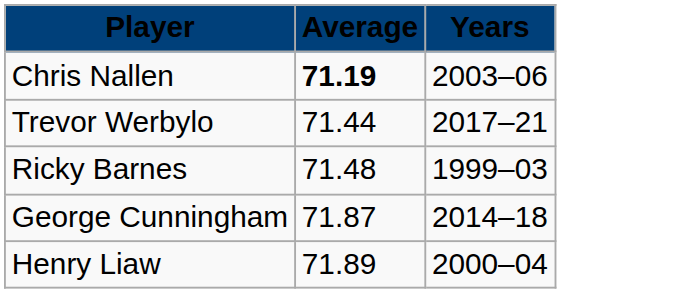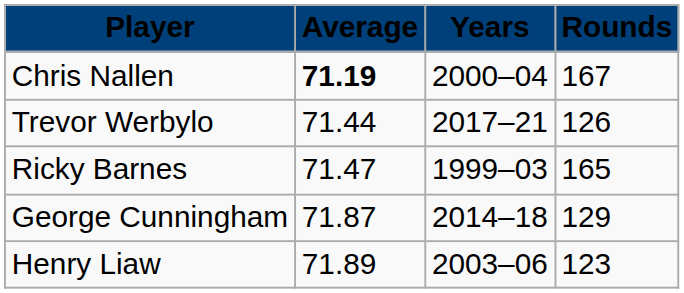+ column: (617, 28)
(490, 75) 2003–06 -> (490, 75) 2000–04
(339, 169) 71.48 -> (339, 169) 71.47
(490, 264) 2000–04 -> (490, 264) 2003–06
